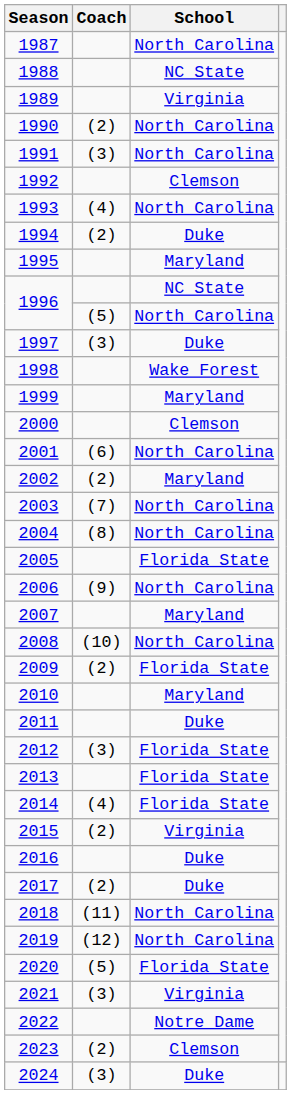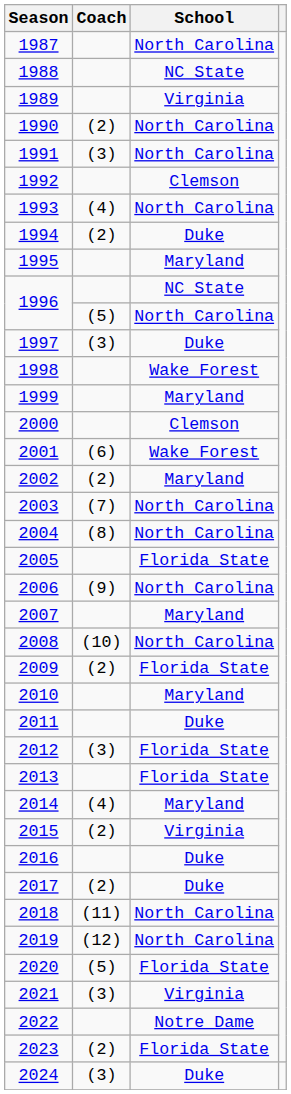(204, 452) North Carolina -> (204, 452) Wake Forest
(204, 805) Florida State -> (204, 805) Maryland
(204, 1049) Clemson -> (204, 1049) Florida State
